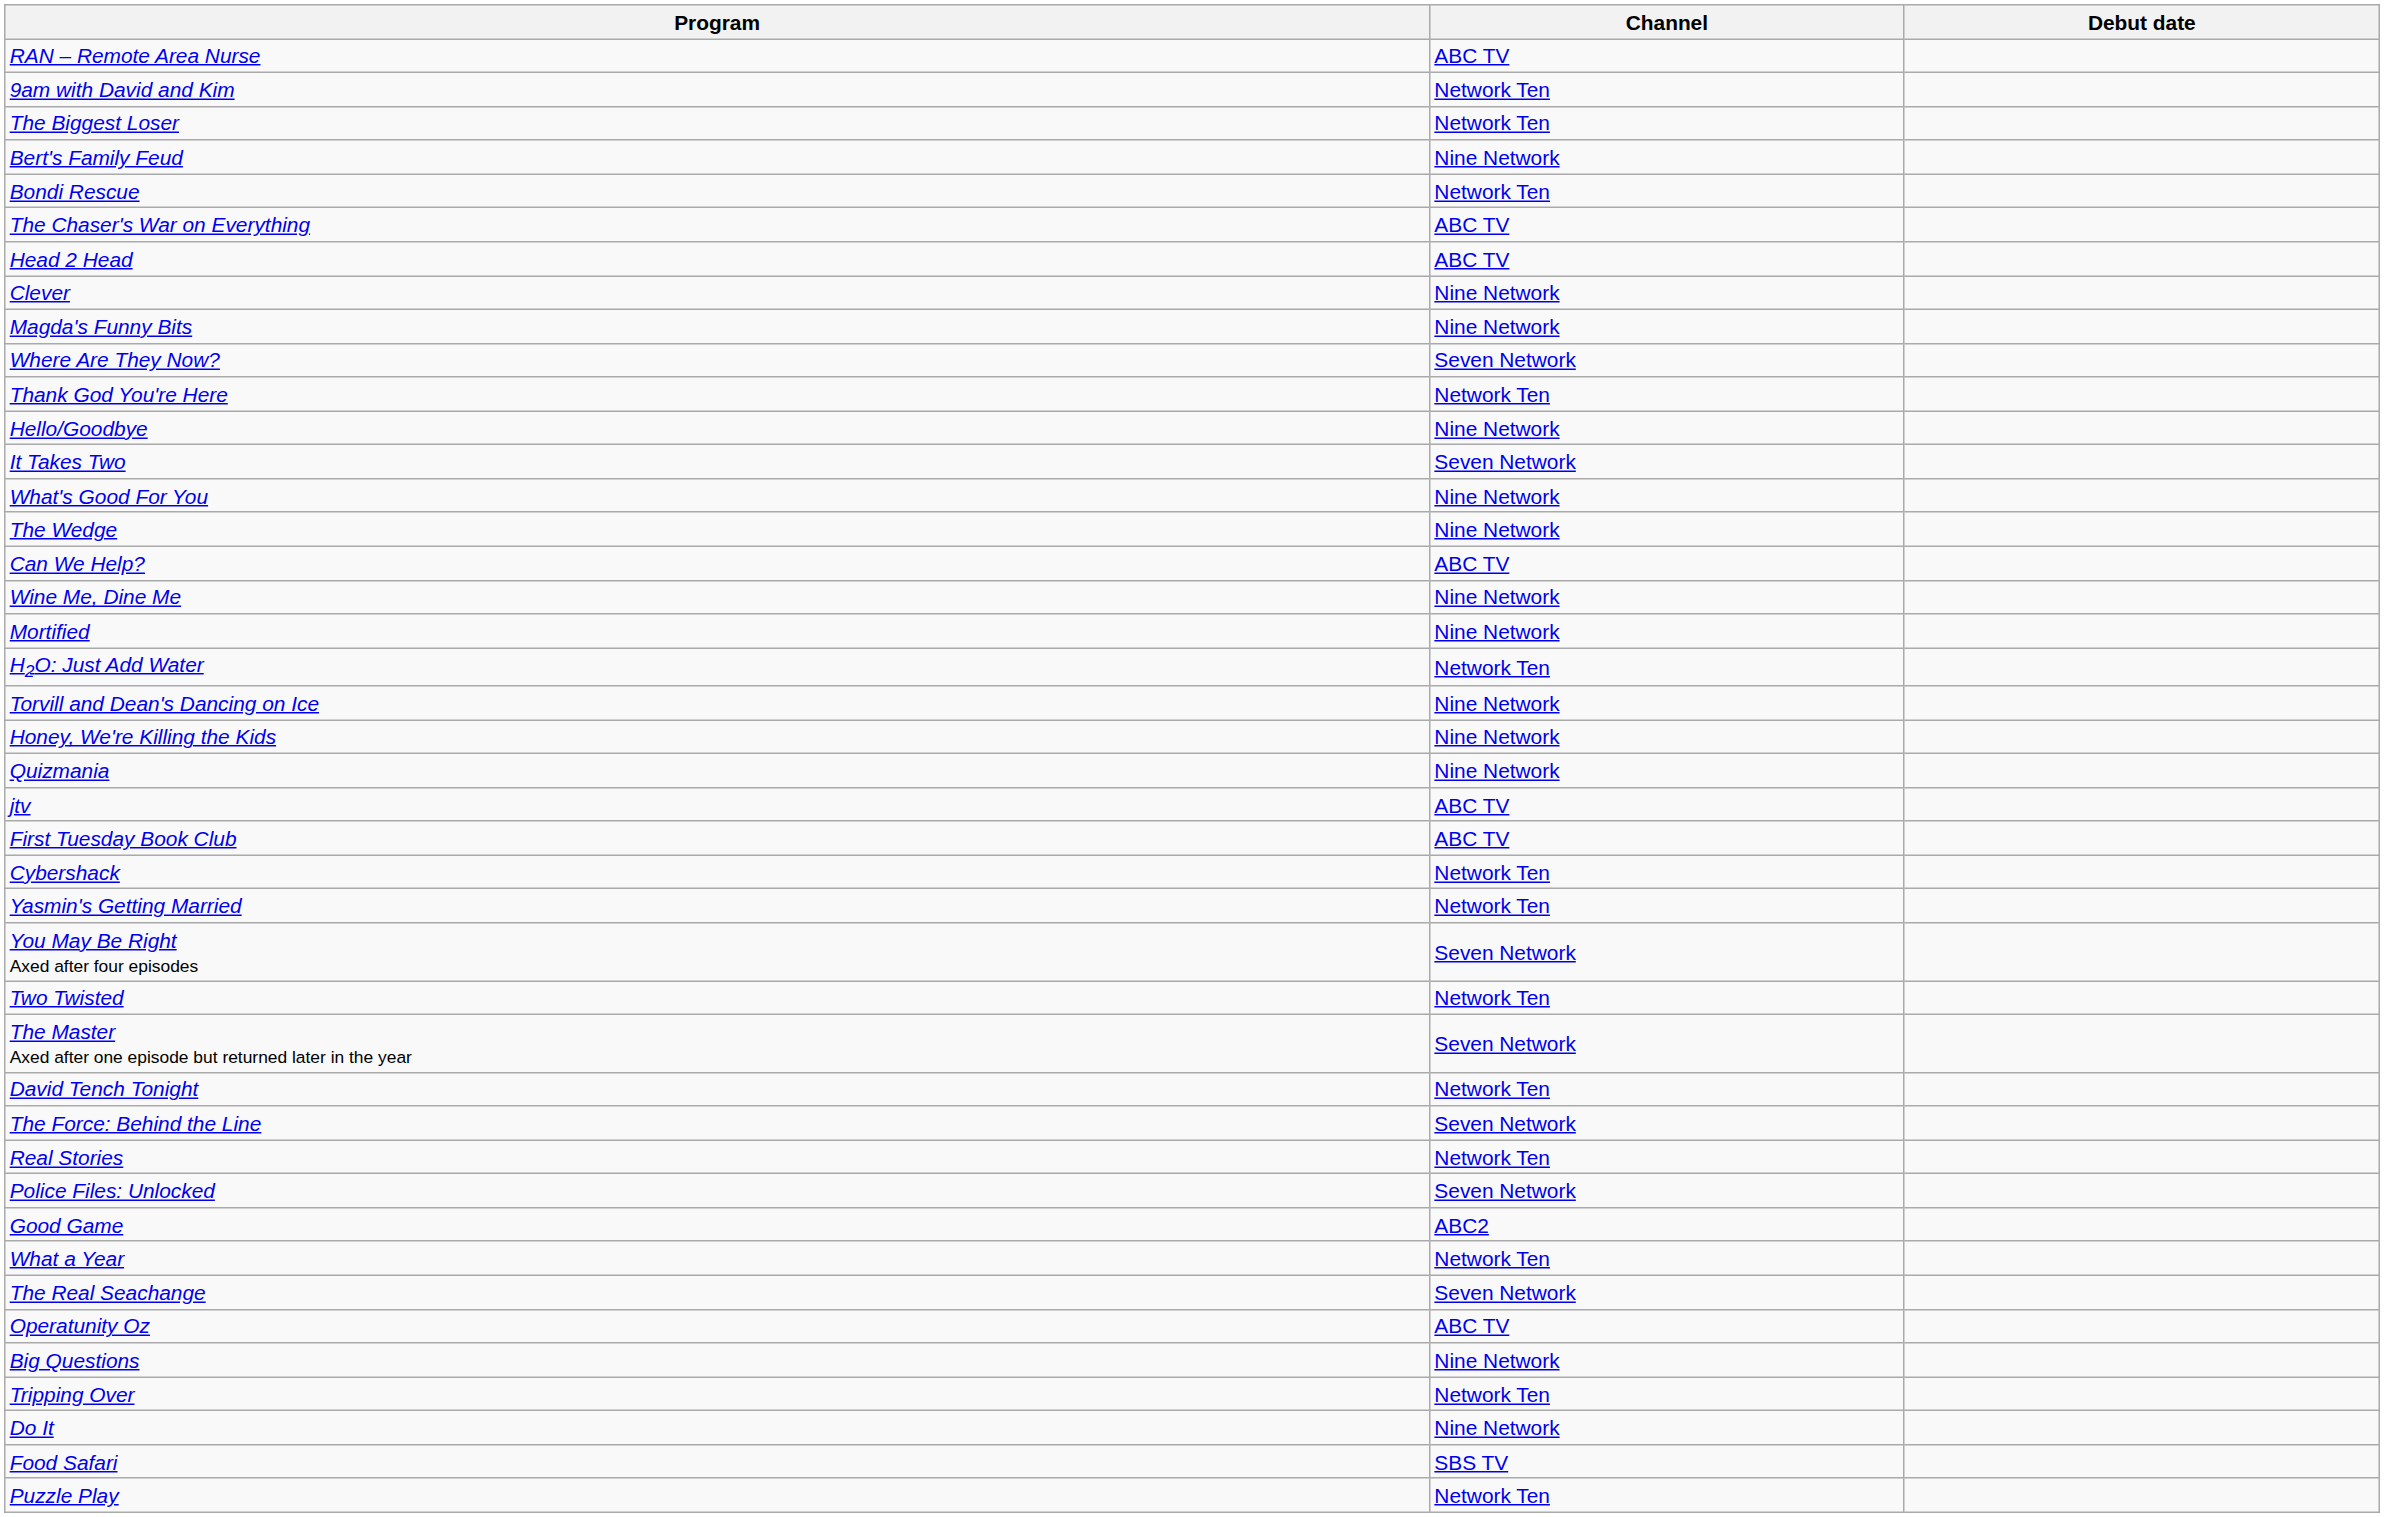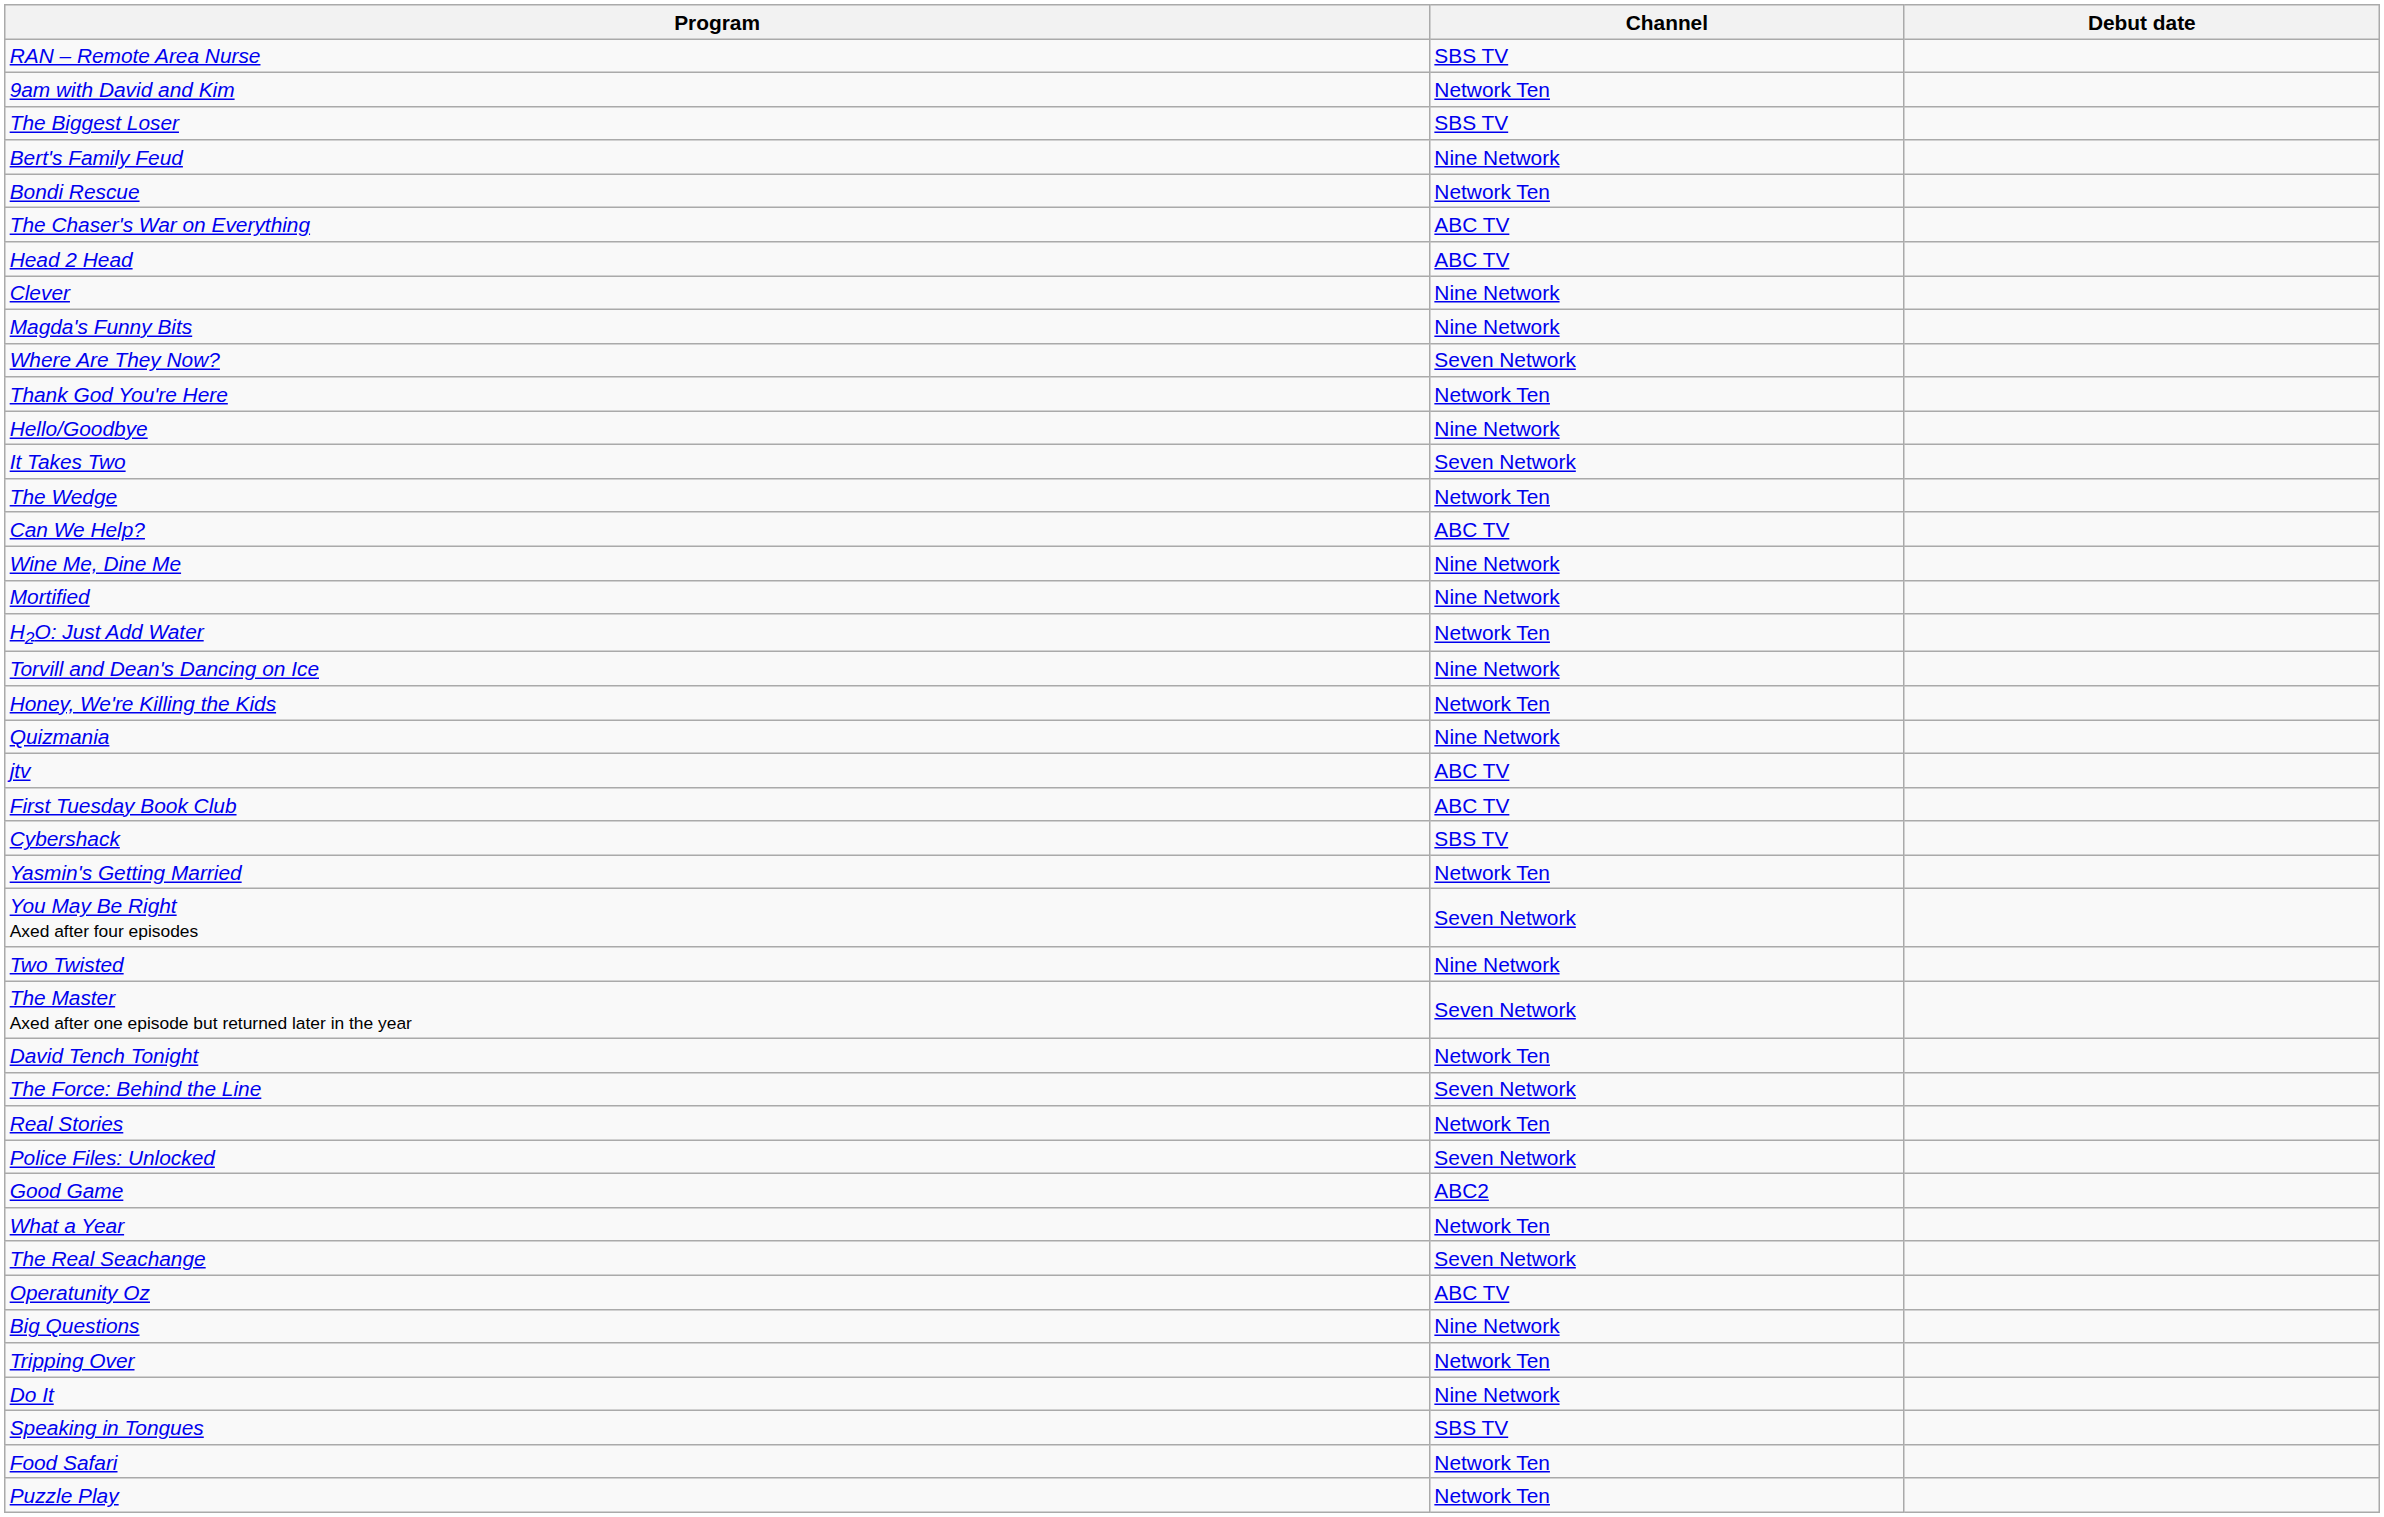(1472, 55) ABC TV -> (1471, 55) SBS TV
(1492, 123) Network Ten -> (1471, 123) SBS TV
- row: (109, 495)
(1497, 529) Nine Network -> (1492, 495) Network Ten
(1497, 736) Nine Network -> (1492, 703) Network Ten
(1492, 872) Network Ten -> (1471, 838) SBS TV
(1492, 997) Network Ten -> (1497, 964) Nine Network
+ row: (107, 1428)
(1471, 1461) SBS TV -> (1492, 1461) Network Ten
